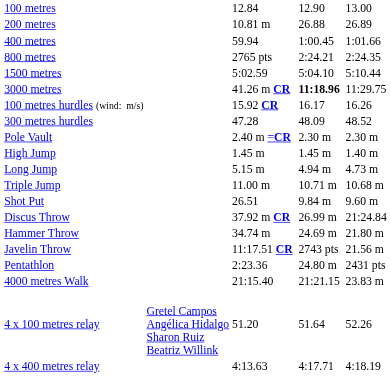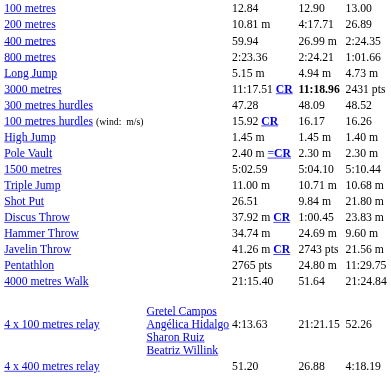(312, 24) 26.88 -> (316, 24) 4:17.71
(316, 41) 1:00.45 -> (318, 41) 26.99 m
(363, 41) 1:01.66 -> (363, 41) 2:24.35
(252, 57) 2765 pts -> (250, 57) 2:23.36
(363, 57) 2:24.35 -> (363, 57) 1:01.66
rows swapped: (33, 73) <-> (31, 169)
(261, 89) 41.26 m CR -> (262, 89) 11:17.51 CR
(366, 89) 11:29.75 -> (366, 89) 2431 pts
rows swapped: (74, 105) <-> (49, 121)
rows swapped: (30, 153) <-> (28, 137)
(362, 201) 9.60 m -> (365, 201) 21.80 m
(318, 217) 26.99 m -> (316, 217) 1:00.45
(366, 217) 21:24.84 -> (365, 217) 23.83 m
(365, 233) 21.80 m -> (362, 233) 9.60 m
(262, 249) 11:17.51 CR -> (261, 249) 41.26 m CR
(250, 265) 2:23.36 -> (252, 265) 2765 pts
(366, 265) 2431 pts -> (366, 265) 11:29.75
(319, 281) 21:21.15 -> (312, 281) 51.64
(365, 281) 23.83 m -> (366, 281) 21:24.84
(245, 324) 51.20 -> (250, 324) 4:13.63
(312, 324) 51.64 -> (319, 324) 21:21.15
(250, 366) 4:13.63 -> (245, 366) 51.20
(316, 366) 4:17.71 -> (312, 366) 26.88
